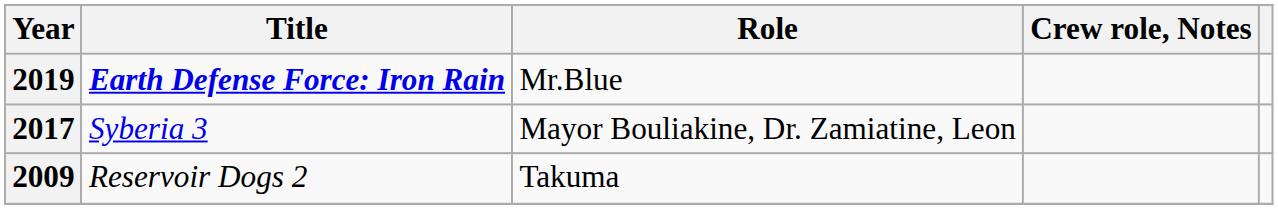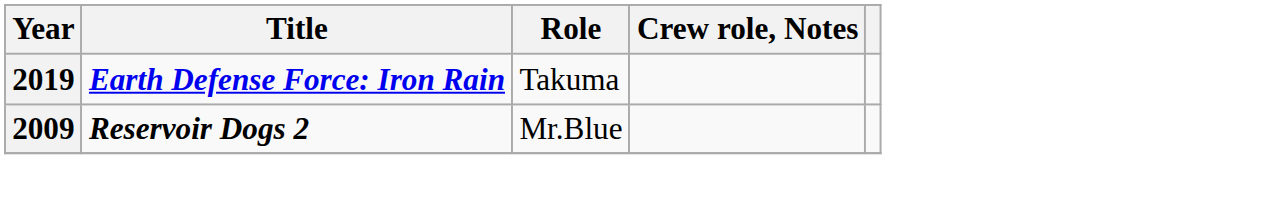(571, 78) Mr.Blue -> (569, 78) Takuma
- row: (43, 128)
(198, 177) normal -> (199, 128) bold
(569, 177) Takuma -> (571, 128) Mr.Blue
